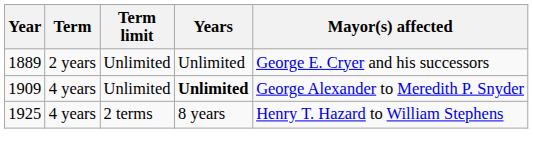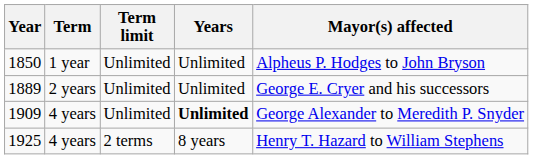+ row: (25, 62)
